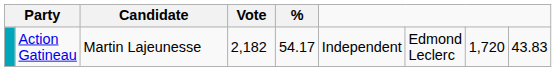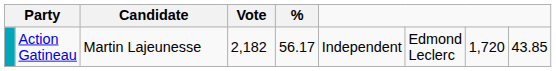(297, 46) 54.17 -> (297, 46) 56.17
(529, 46) 43.83 -> (529, 46) 43.85
